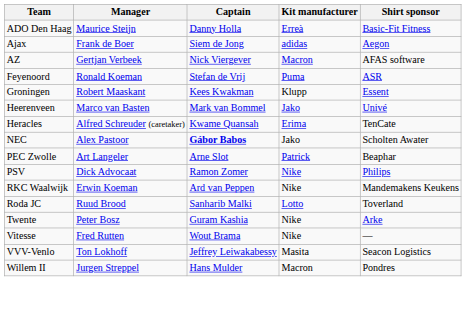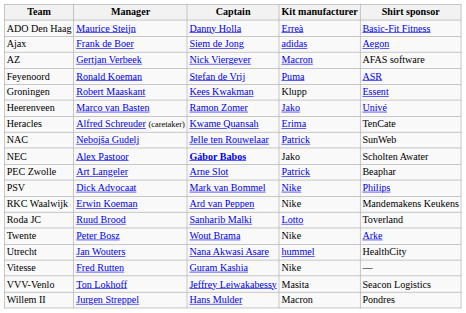(228, 108) Mark van Bommel -> (219, 108) Ramon Zomer
+ row: (17, 140)
(219, 172) Ramon Zomer -> (228, 188) Mark van Bommel
(219, 220) Guram Kashia -> (215, 236) Wout Brama
+ row: (22, 252)
(215, 236) Wout Brama -> (219, 268) Guram Kashia
